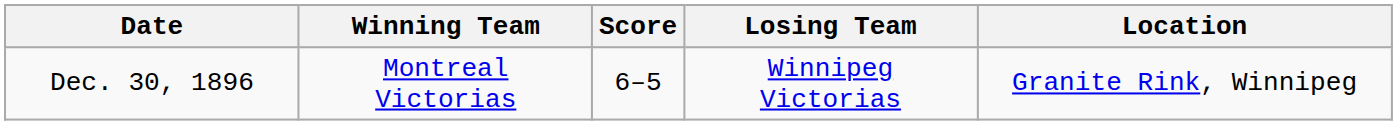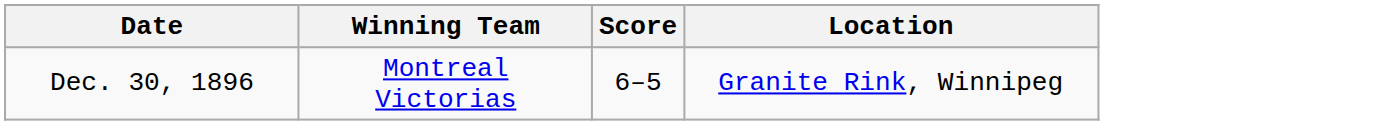- column: (830, 26)
